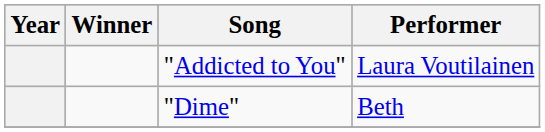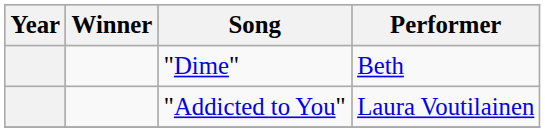rows swapped: (255, 65) <-> (201, 106)
